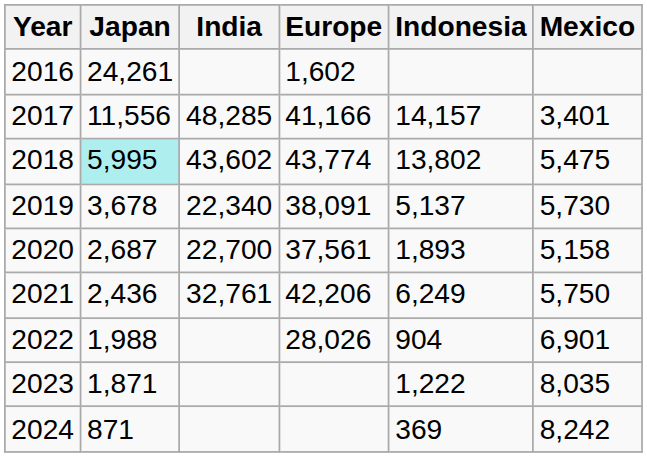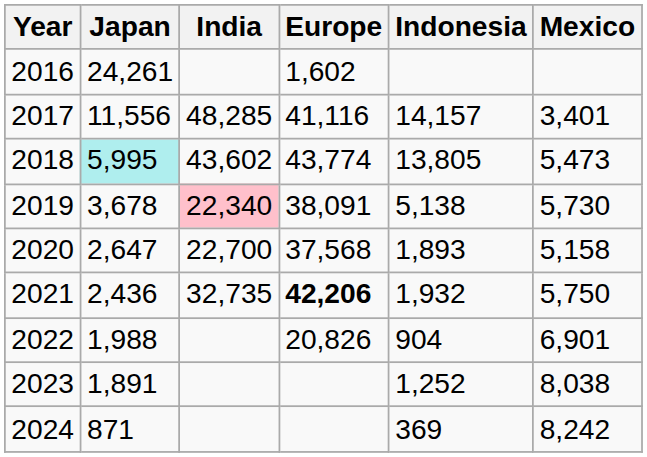(328, 116) 41,166 -> (327, 116) 41,116
(438, 160) 13,802 -> (438, 160) 13,805
(575, 160) 5,475 -> (575, 160) 5,473
(229, 205) no background -> (229, 205) pink background
(430, 205) 5,137 -> (430, 205) 5,138
(122, 250) 2,687 -> (122, 250) 2,647
(328, 250) 37,561 -> (328, 250) 37,568
(229, 294) 32,761 -> (229, 294) 32,735
(328, 294) normal -> (328, 294) bold
(430, 294) 6,249 -> (430, 294) 1,932
(328, 339) 28,026 -> (328, 339) 20,826
(122, 384) 1,871 -> (122, 384) 1,891
(430, 384) 1,222 -> (430, 384) 1,252
(575, 384) 8,035 -> (575, 384) 8,038
